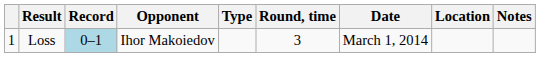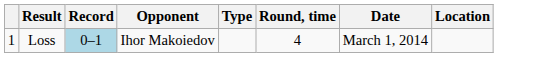- column: (514, 16)
(297, 40) 3 -> (297, 40) 4
